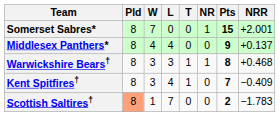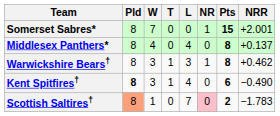columns swapped: (188, 12) <-> (171, 12)
(228, 45) 9 -> (228, 45) 8
(256, 63) +0.468 -> (256, 63) +0.462
(133, 82) normal -> (133, 82) bold
(228, 82) 7 -> (228, 82) 6
(256, 82) −0.409 -> (256, 82) −0.490
(207, 102) no background -> (207, 102) pink background
